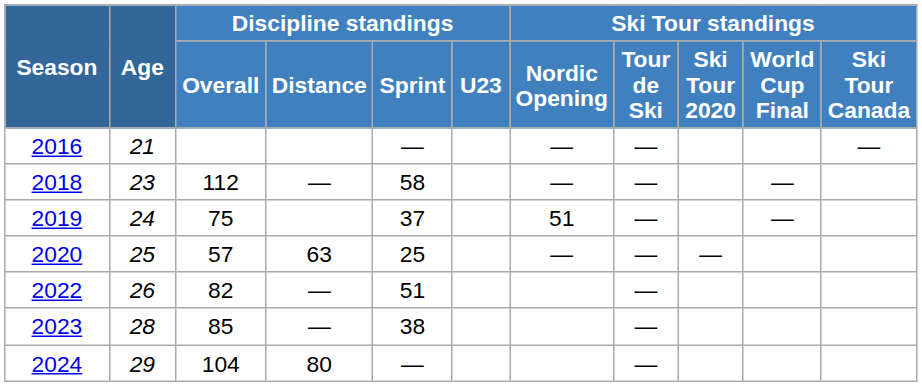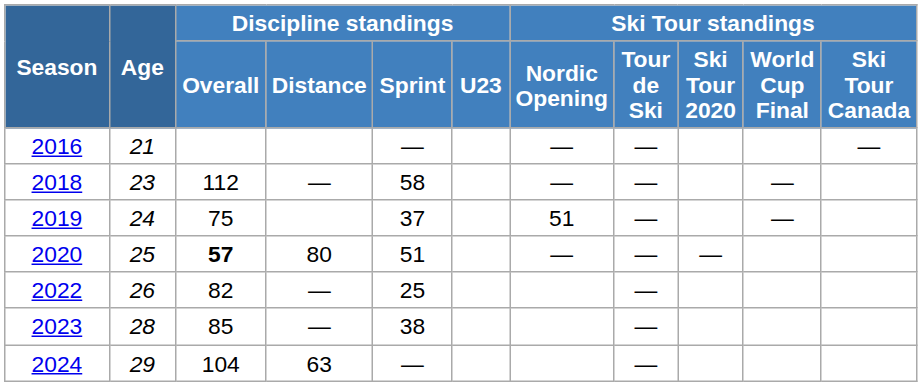(221, 254) normal -> (221, 254) bold
(319, 254) 63 -> (319, 254) 80
(412, 254) 25 -> (412, 254) 51
(412, 291) 51 -> (412, 291) 25
(319, 363) 80 -> (319, 363) 63
